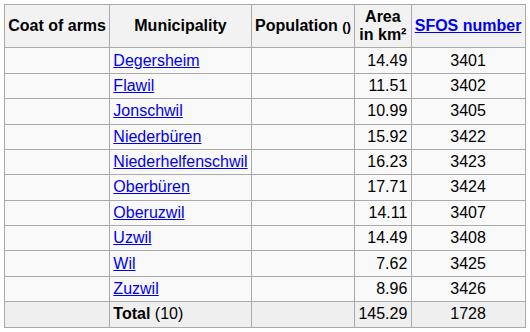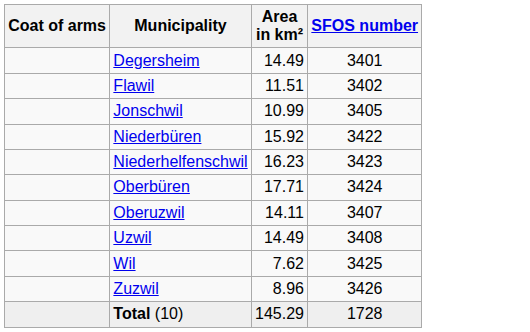- column: (303, 26)
